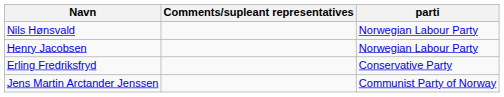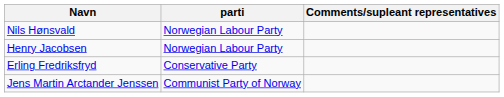columns swapped: (428, 13) <-> (259, 13)
